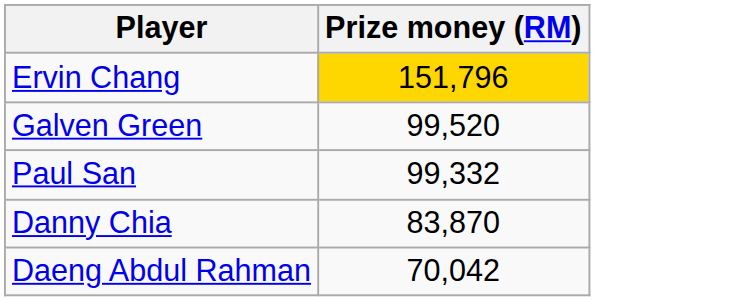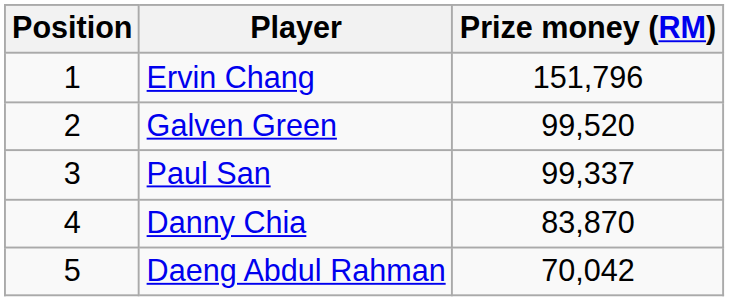+ column: (72, 28)
(453, 77) gold background -> (588, 77) no background
(453, 174) 99,332 -> (588, 174) 99,337
